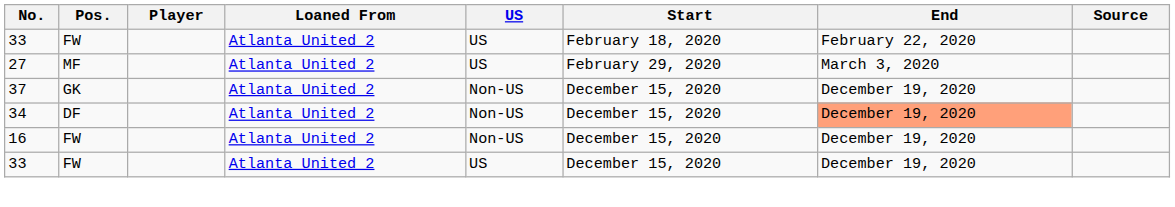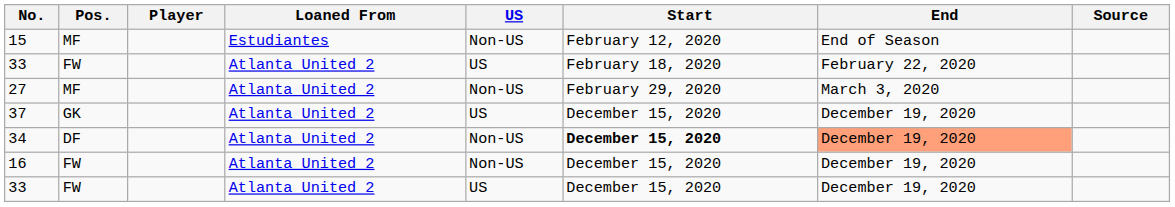+ row: (17, 42)
(478, 66) US -> (496, 91) Non-US
(496, 91) Non-US -> (478, 115) US
(644, 115) normal -> (644, 140) bold
